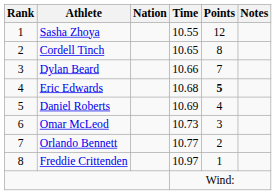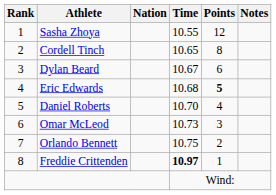(185, 69) 10.66 -> (185, 69) 10.67
(219, 69) 7 -> (219, 69) 6
(185, 106) 10.69 -> (185, 106) 10.70
(185, 143) 10.77 -> (185, 143) 10.75
(185, 161) normal -> (185, 161) bold
